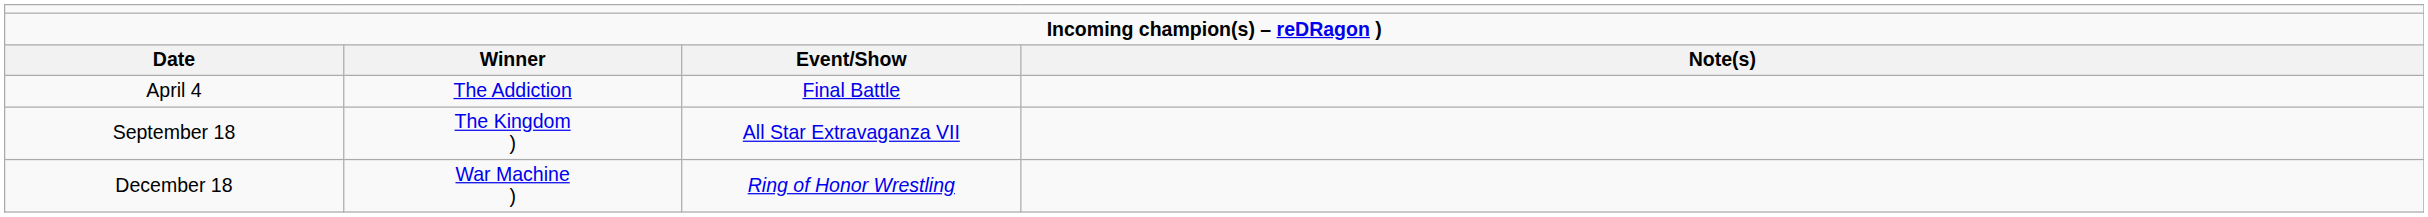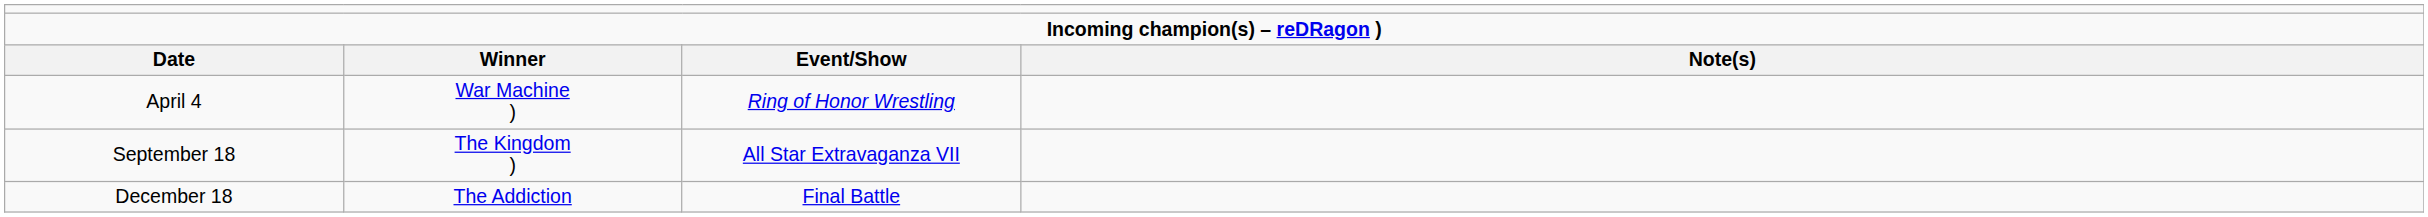(513, 90) The Addiction -> (513, 101) War Machine )
(851, 90) Final Battle -> (851, 101) Ring of Honor Wrestling
(513, 185) War Machine ) -> (513, 196) The Addiction
(851, 185) Ring of Honor Wrestling -> (851, 196) Final Battle
